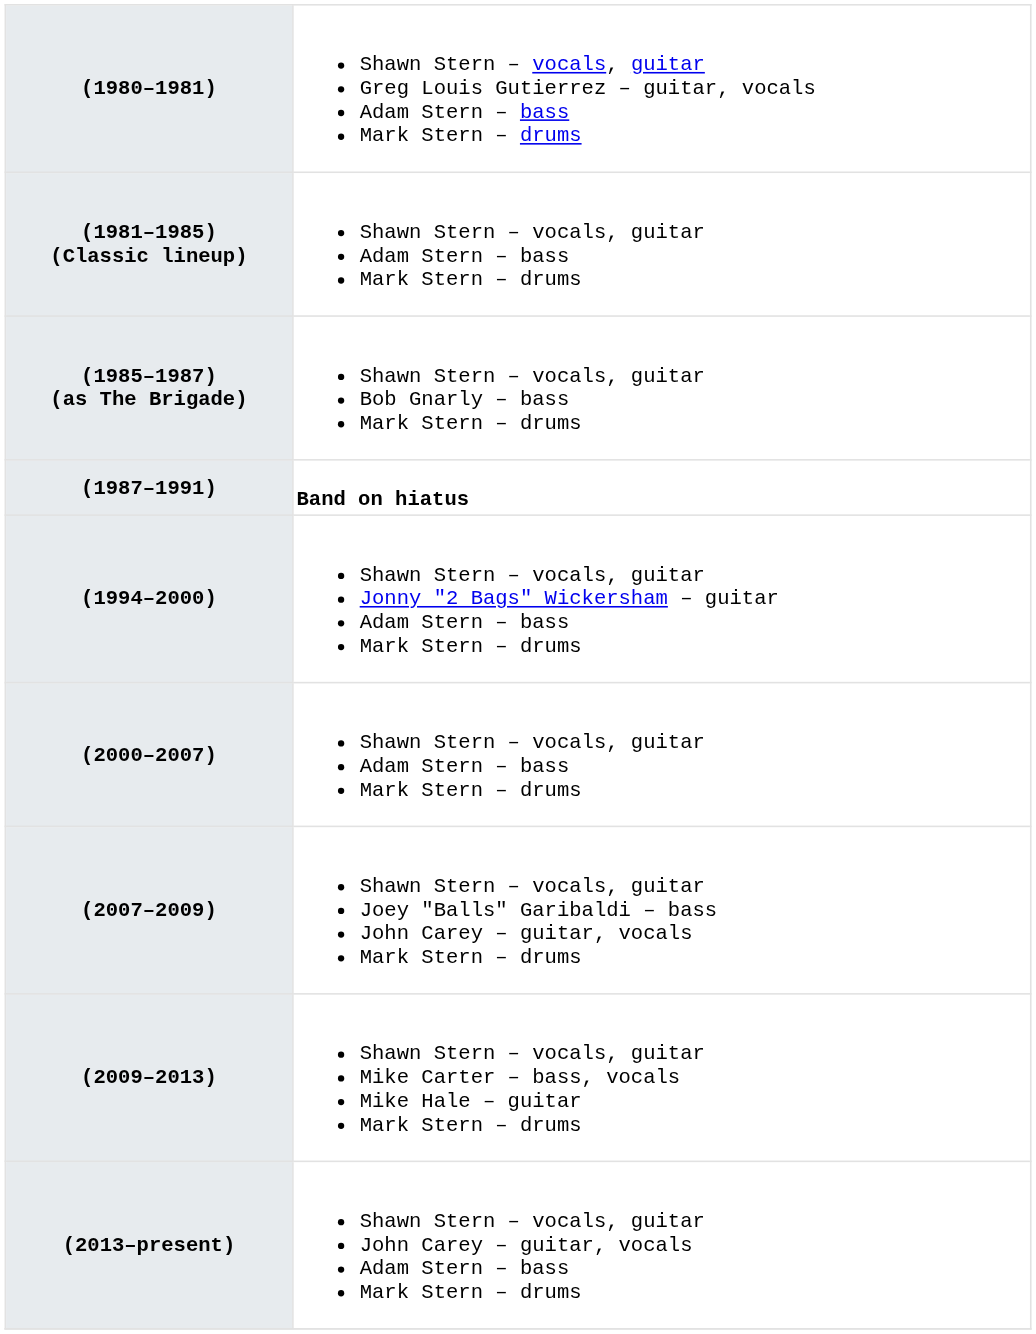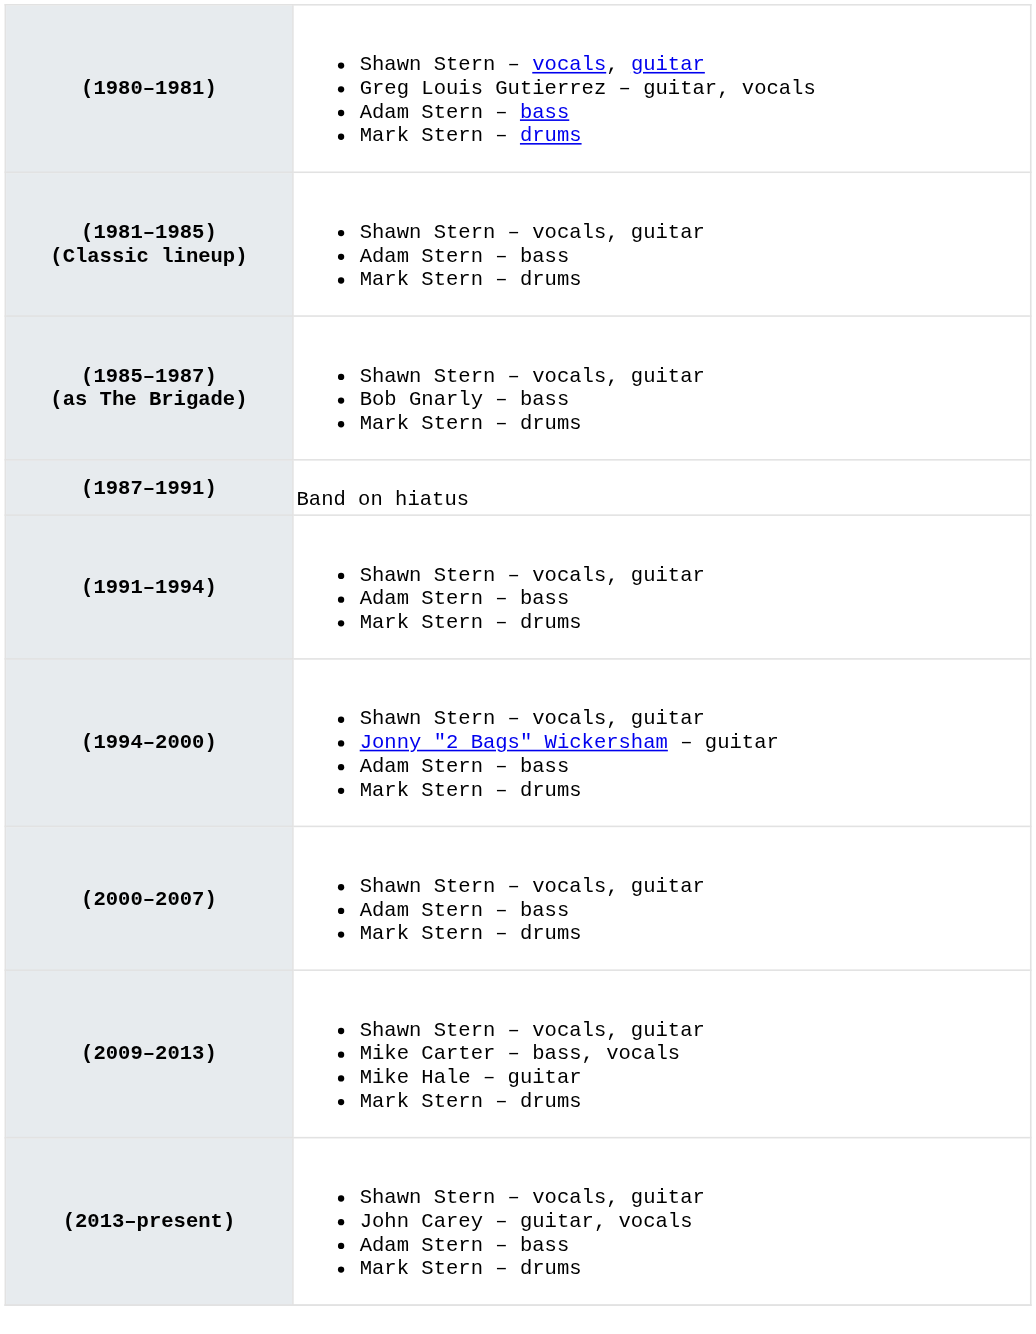(383, 499) bold -> (383, 499) normal
+ row: (149, 587)
- row: (149, 910)
